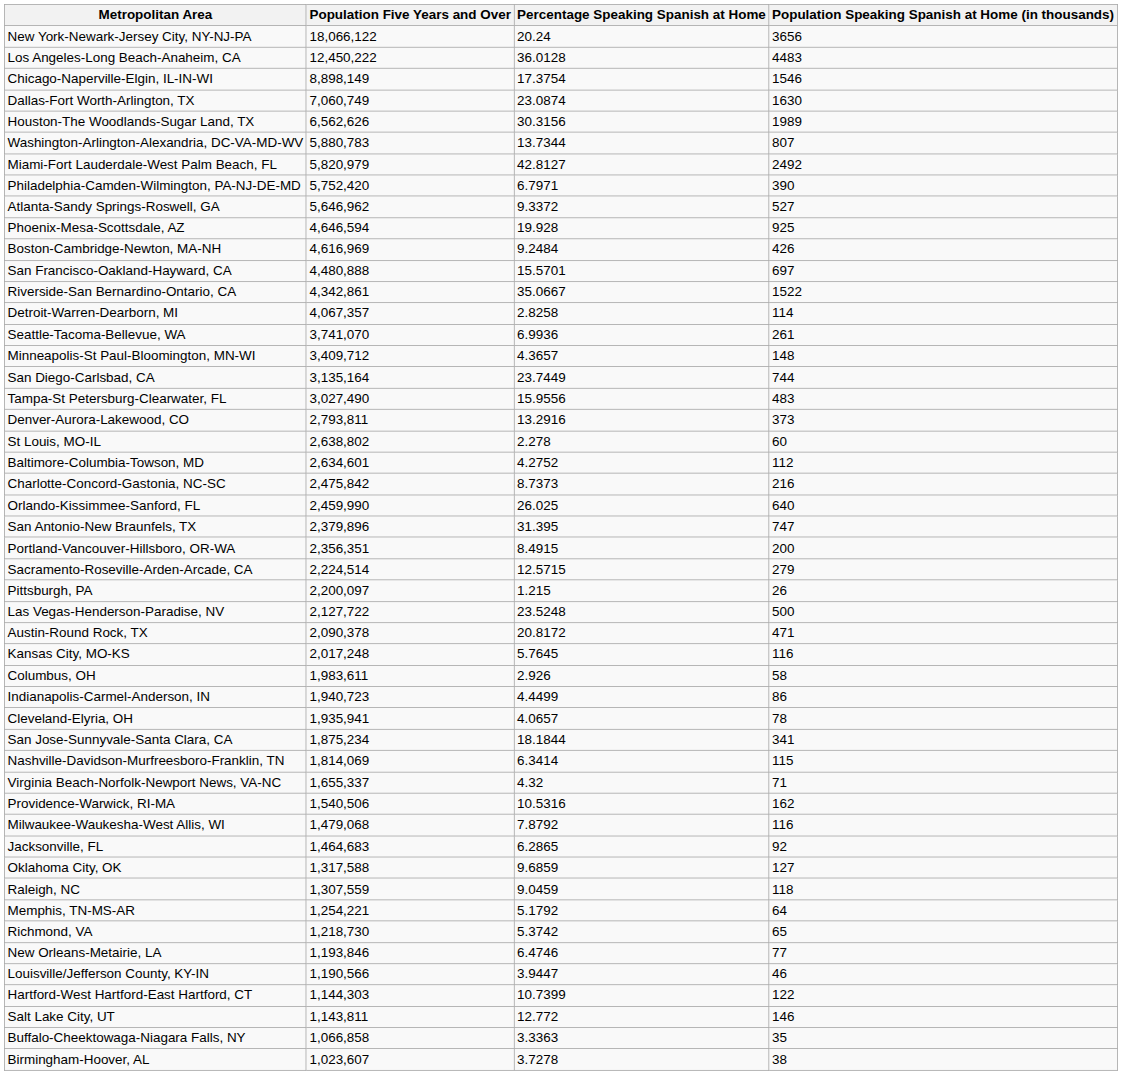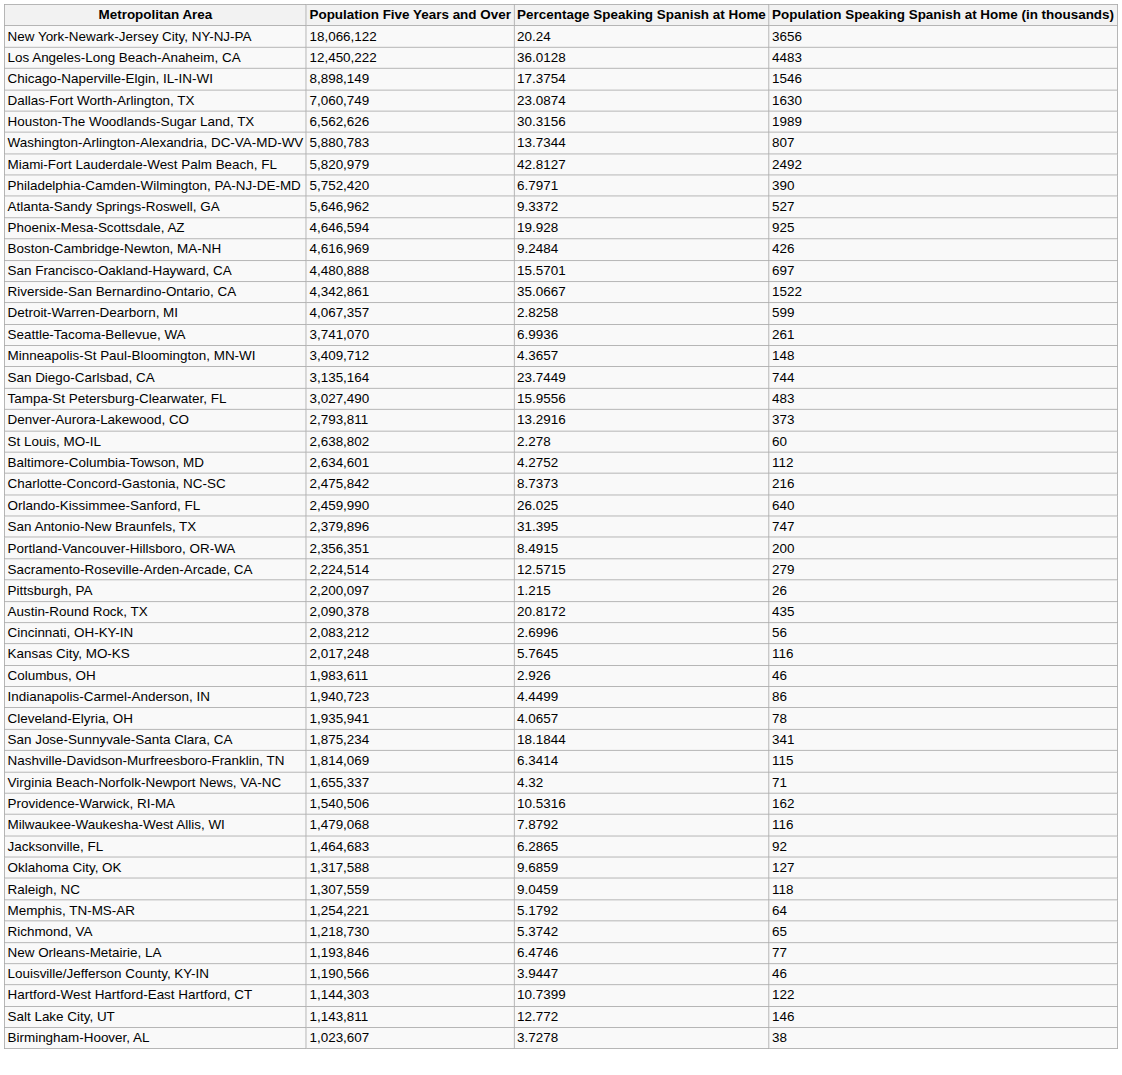(783, 313) 114 -> (783, 313) 599
- row: (116, 611)
(783, 633) 471 -> (783, 611) 435
+ row: (70, 633)
(779, 675) 58 -> (779, 675) 46
- row: (127, 1038)
